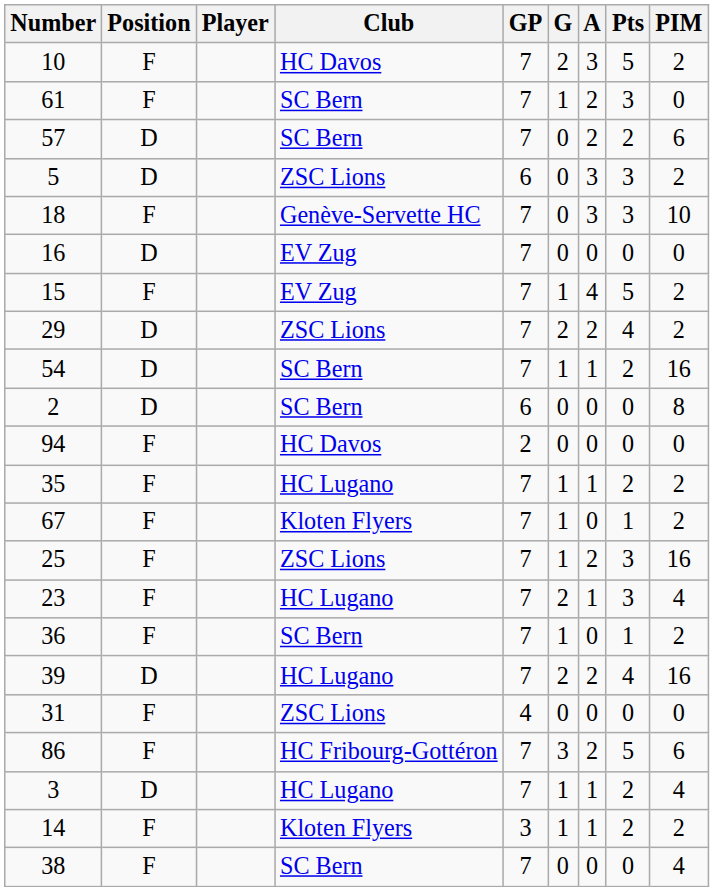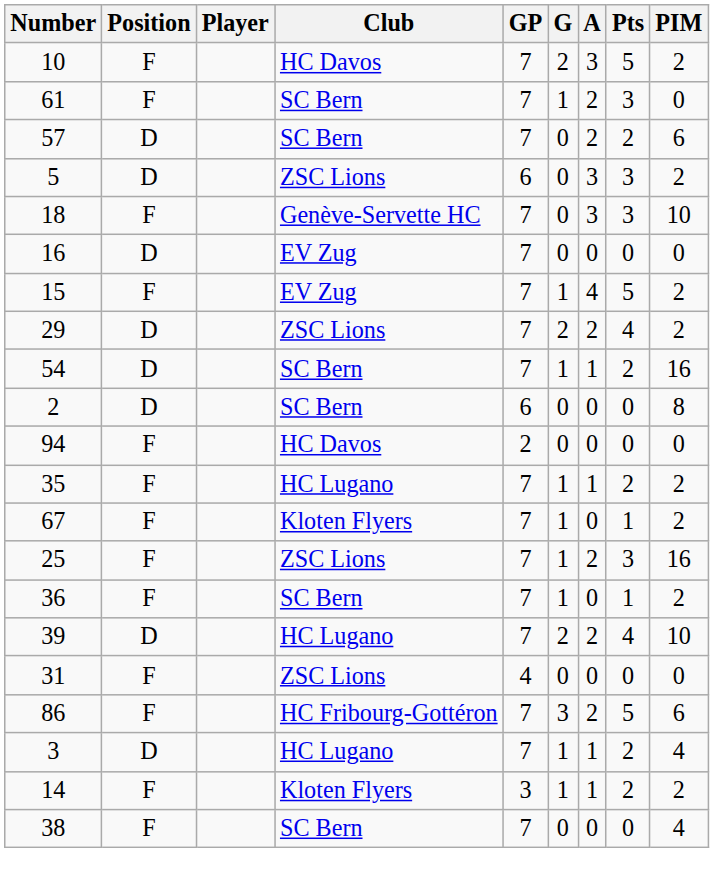- row: (53, 598)
(679, 675) 16 -> (679, 636) 10
